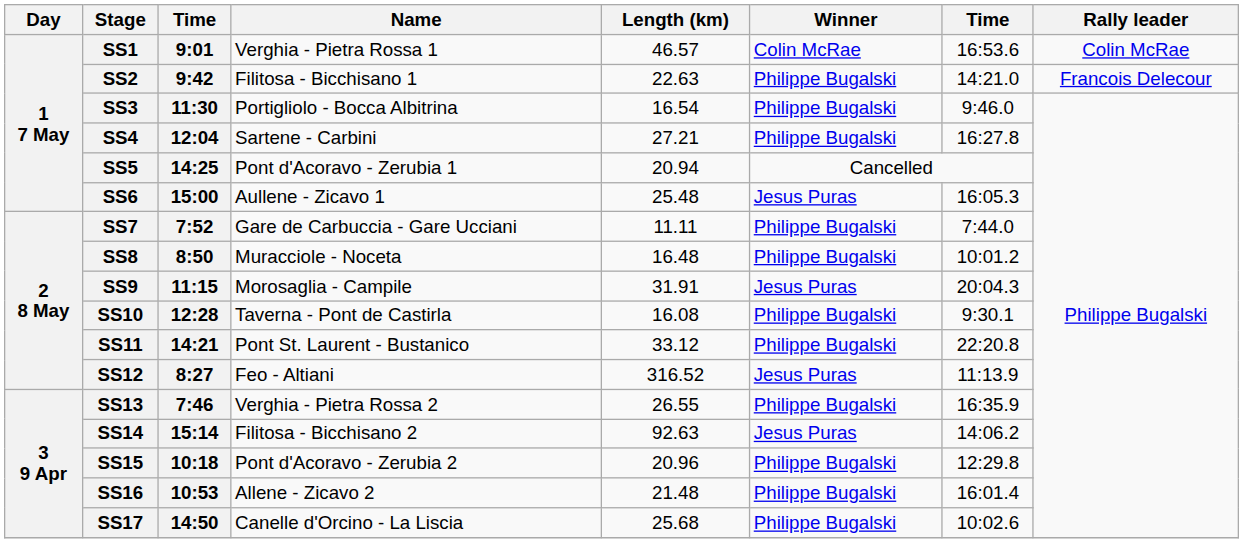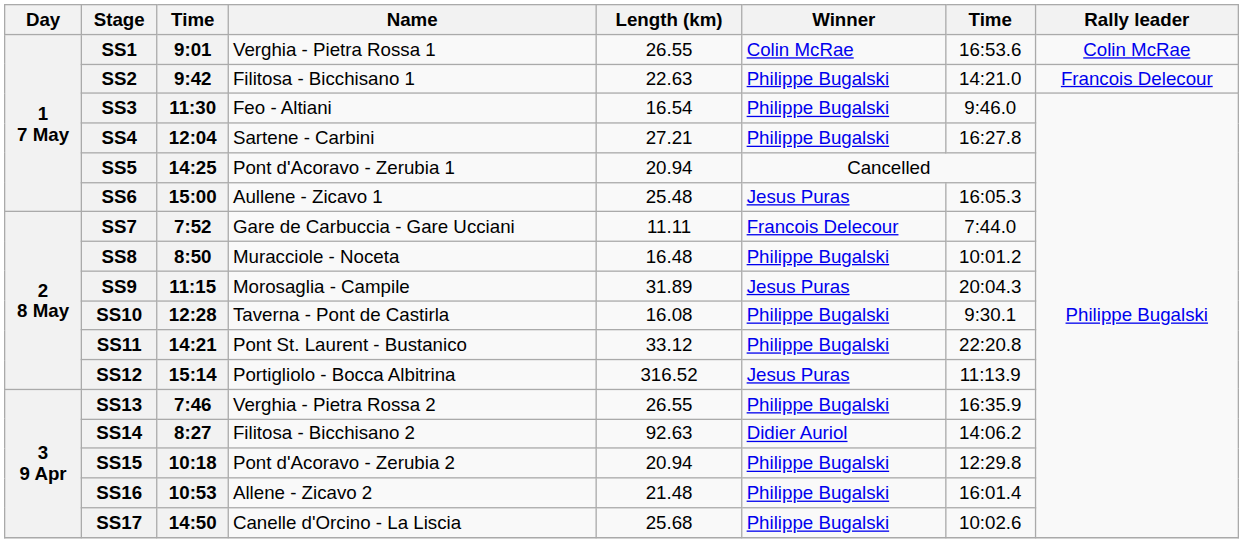(675, 49) 46.57 -> (669, 49) 26.55
(346, 109) Portigliolo - Bocca Albitrina -> (282, 109) Feo - Altiani
(825, 227) Philippe Bugalski -> (823, 227) Francois Delecour
(675, 286) 31.91 -> (669, 286) 31.89
(195, 375) 8:27 -> (193, 375) 15:14
(284, 375) Feo - Altiani -> (344, 375) Portigliolo - Bocca Albitrina
(195, 434) 15:14 -> (193, 434) 8:27
(805, 434) Jesus Puras -> (797, 434) Didier Auriol
(675, 463) 20.96 -> (669, 463) 20.94
